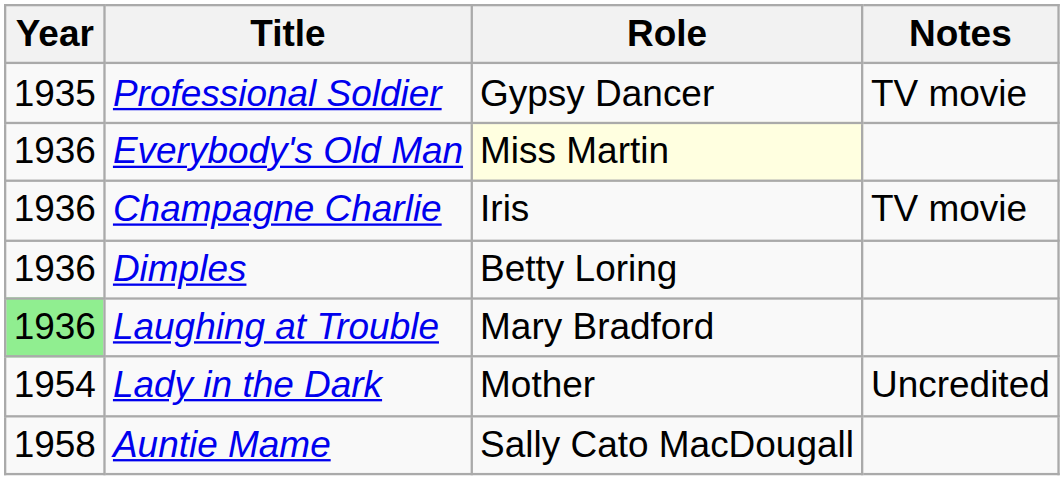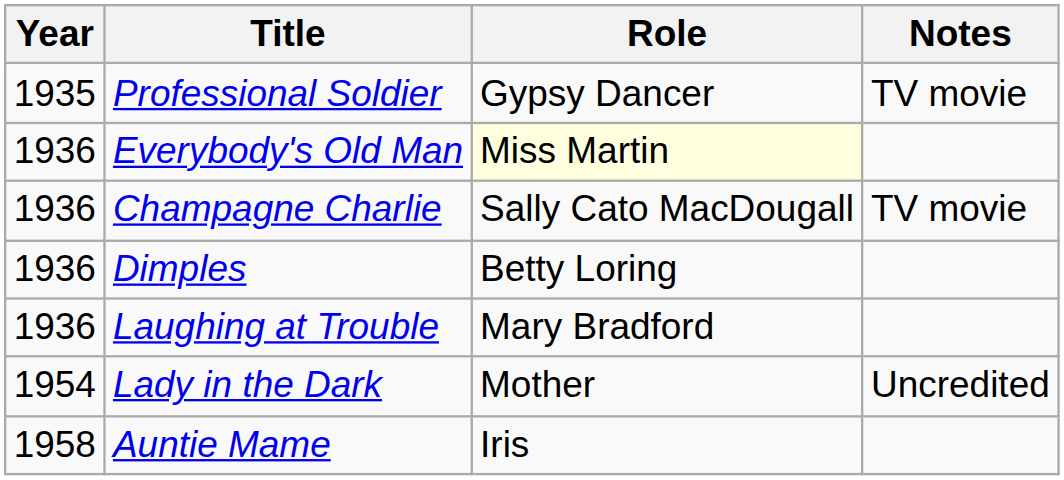(505, 209) Iris -> (667, 209) Sally Cato MacDougall
(55, 326) lightgreen background -> (55, 326) no background
(667, 444) Sally Cato MacDougall -> (505, 444) Iris
